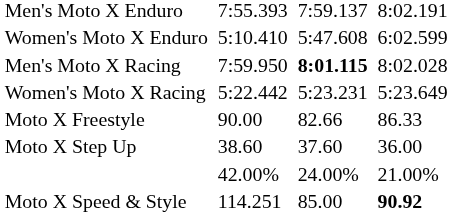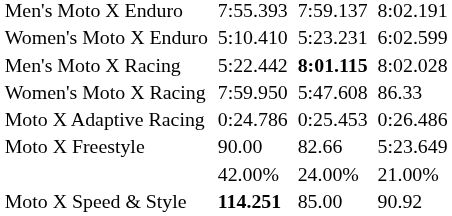(333, 38) 5:47.608 -> (333, 38) 5:23.231
(253, 65) 7:59.950 -> (253, 65) 5:22.442
(253, 92) 5:22.442 -> (253, 92) 7:59.950
(333, 92) 5:23.231 -> (333, 92) 5:47.608
(413, 92) 5:23.649 -> (400, 92) 86.33
+ row: (105, 119)
(400, 119) 86.33 -> (413, 147) 5:23.649
- row: (71, 147)
(250, 201) normal -> (249, 201) bold
(400, 201) bold -> (400, 201) normal
